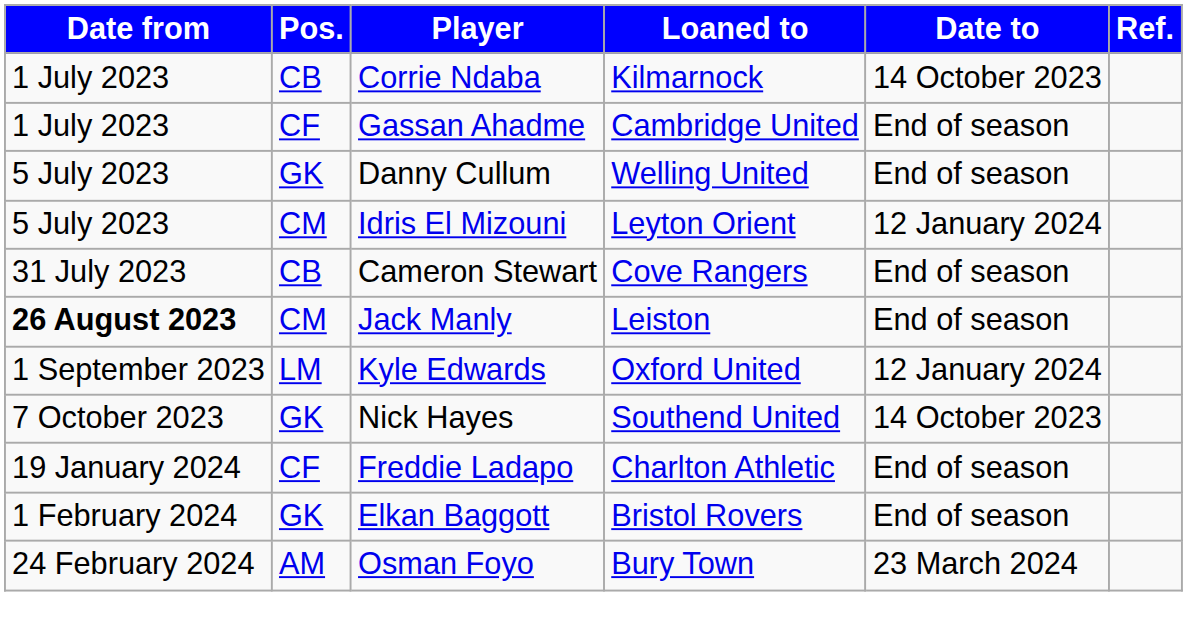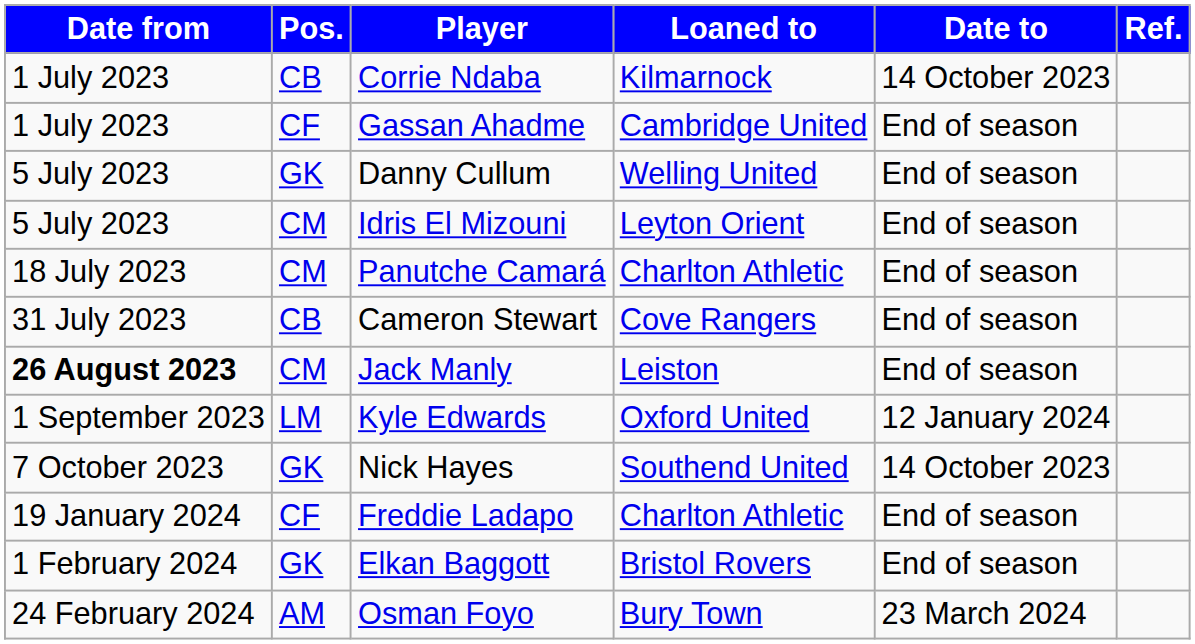(987, 223) 12 January 2024 -> (980, 223) End of season
+ row: (482, 272)
